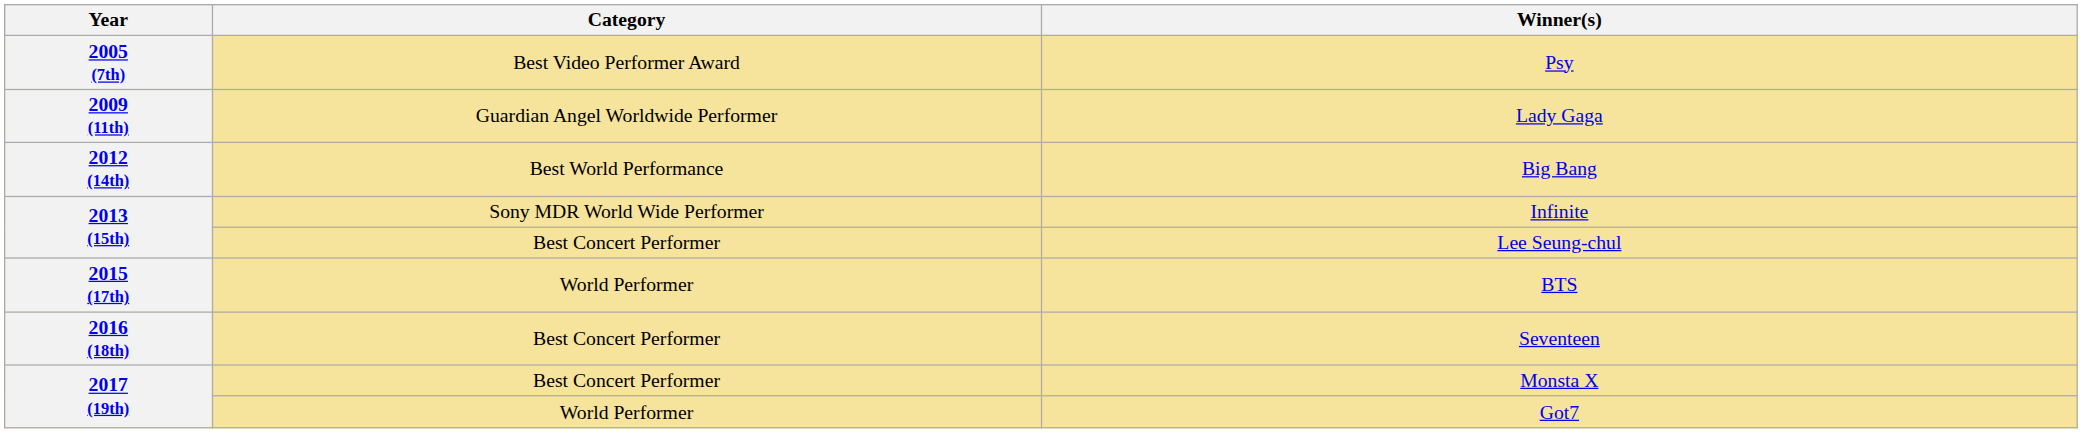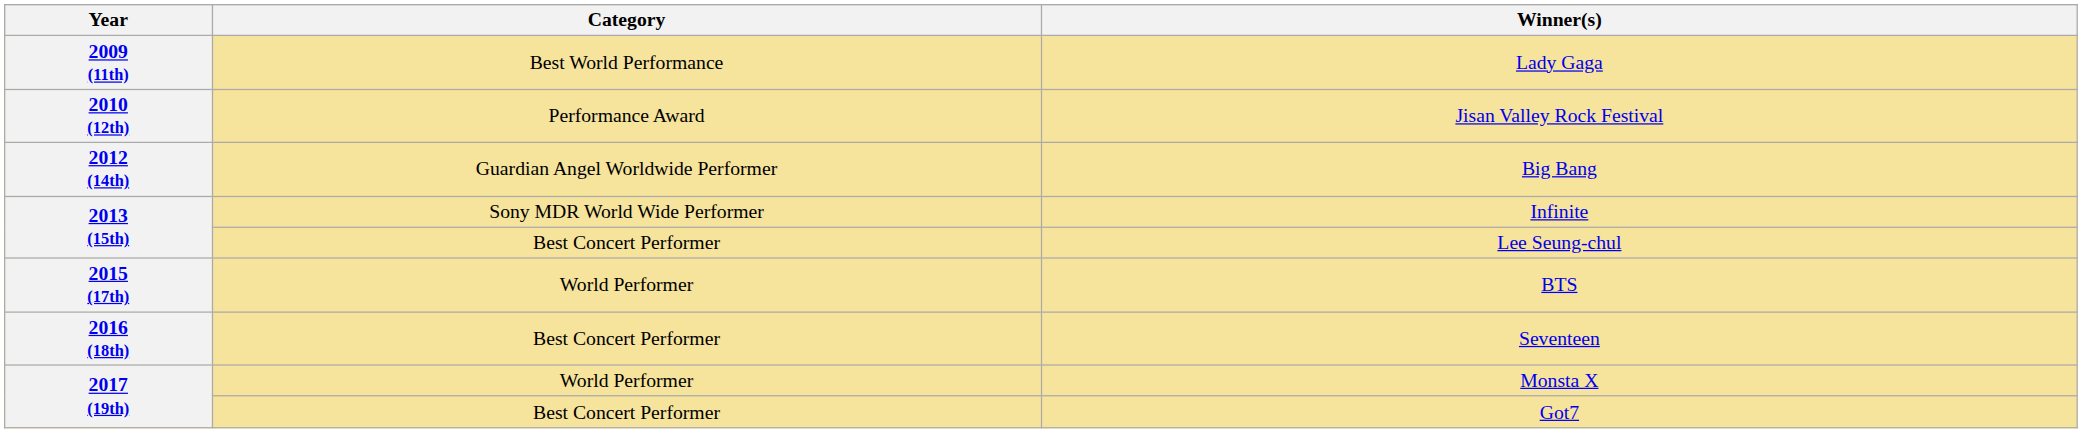- row: (1559, 62)
(627, 115) Guardian Angel Worldwide Performer -> (627, 62) Best World Performance
+ row: (1559, 115)
(627, 169) Best World Performance -> (627, 169) Guardian Angel Worldwide Performer
(627, 380) Best Concert Performer -> (627, 380) World Performer
(627, 411) World Performer -> (627, 411) Best Concert Performer
